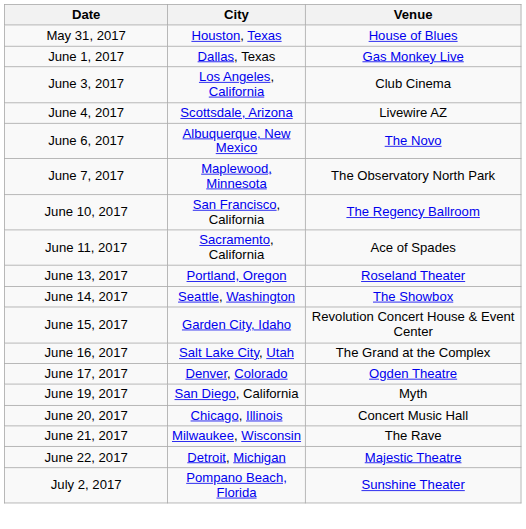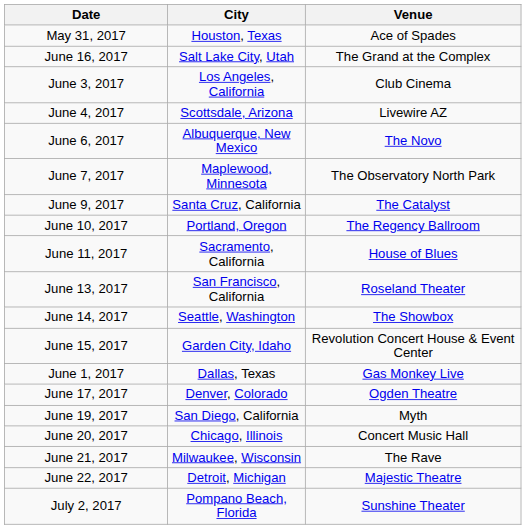(413, 35) House of Blues -> (413, 35) Ace of Spades
rows swapped: (86, 56) <-> (86, 353)
+ row: (86, 204)
(237, 212) San Francisco, California -> (237, 225) Portland, Oregon
(413, 247) Ace of Spades -> (413, 253) House of Blues
(237, 275) Portland, Oregon -> (237, 289) San Francisco, California
